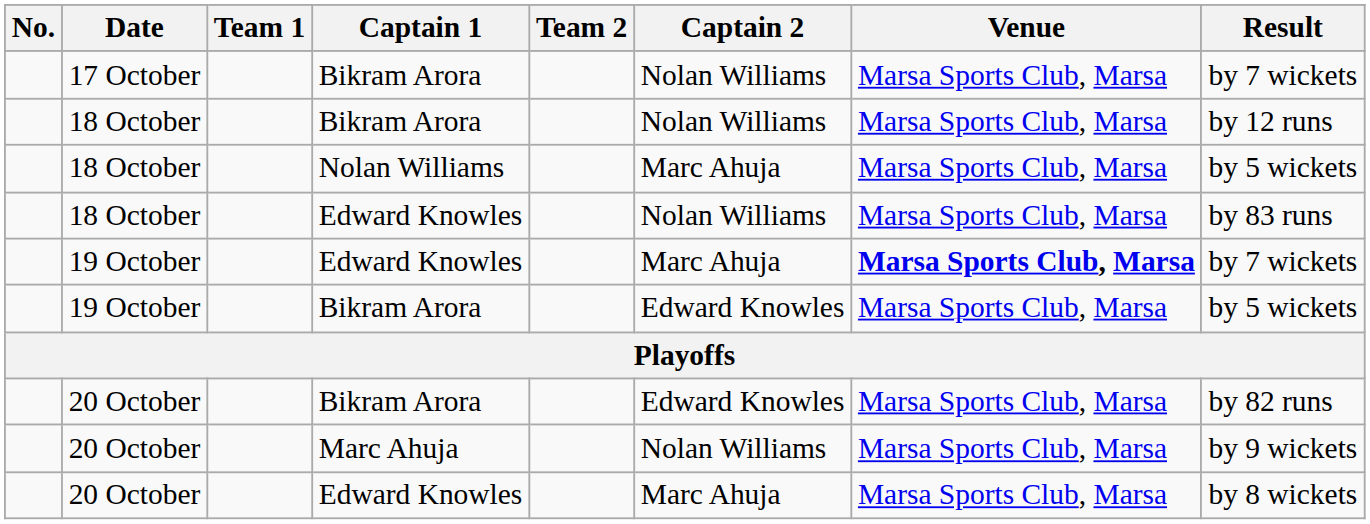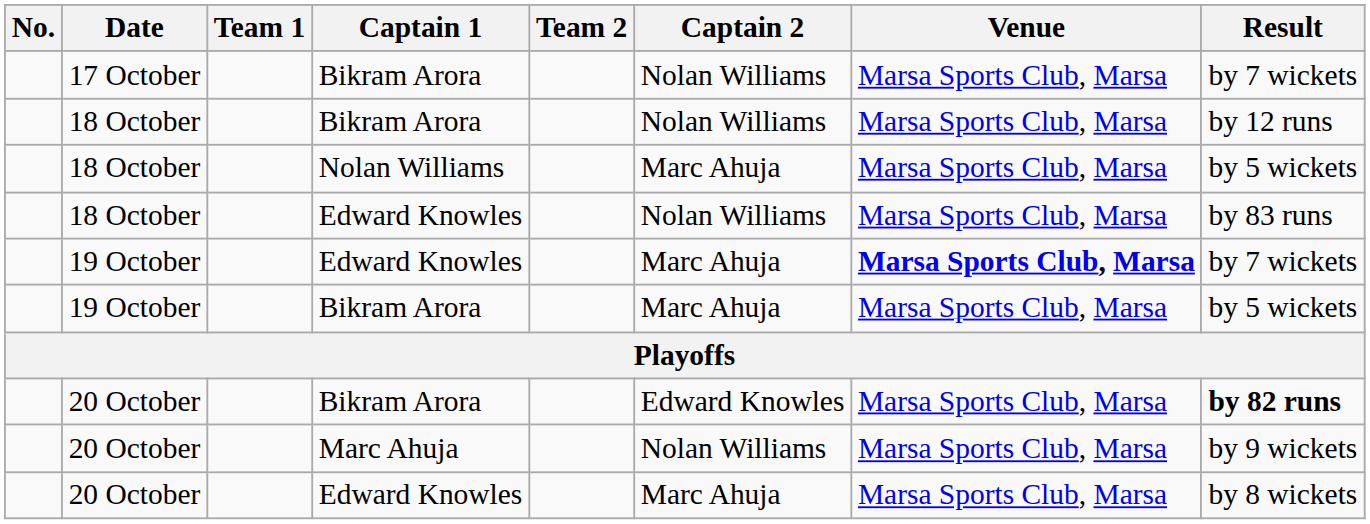(743, 307) Edward Knowles -> (711, 307) Marc Ahuja
(1271, 401) normal -> (1275, 401) bold
